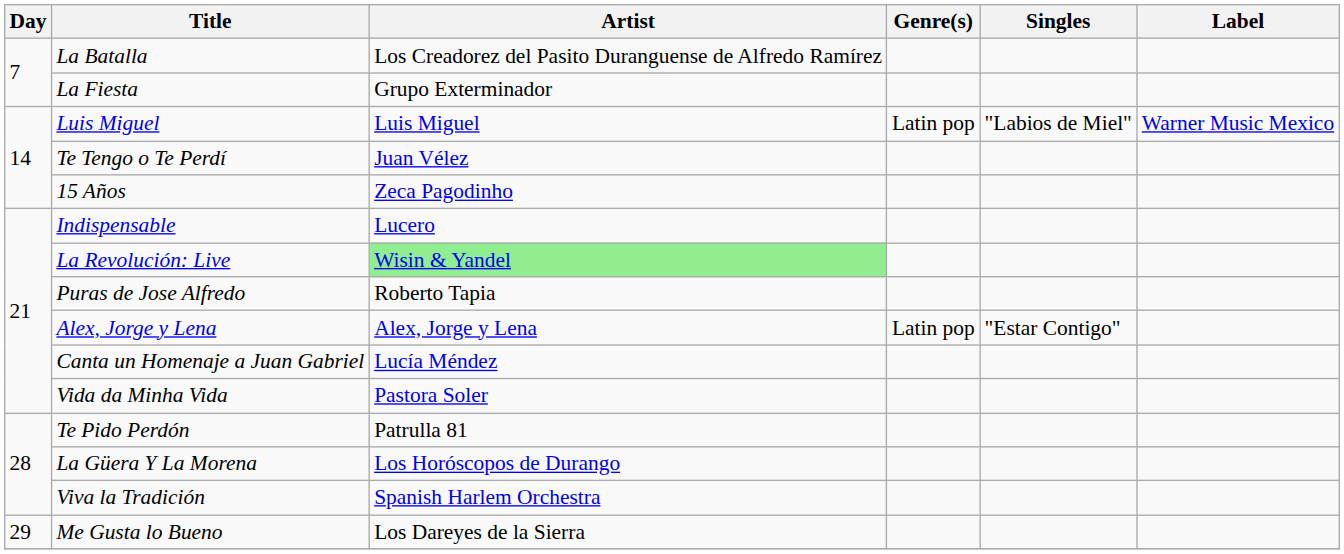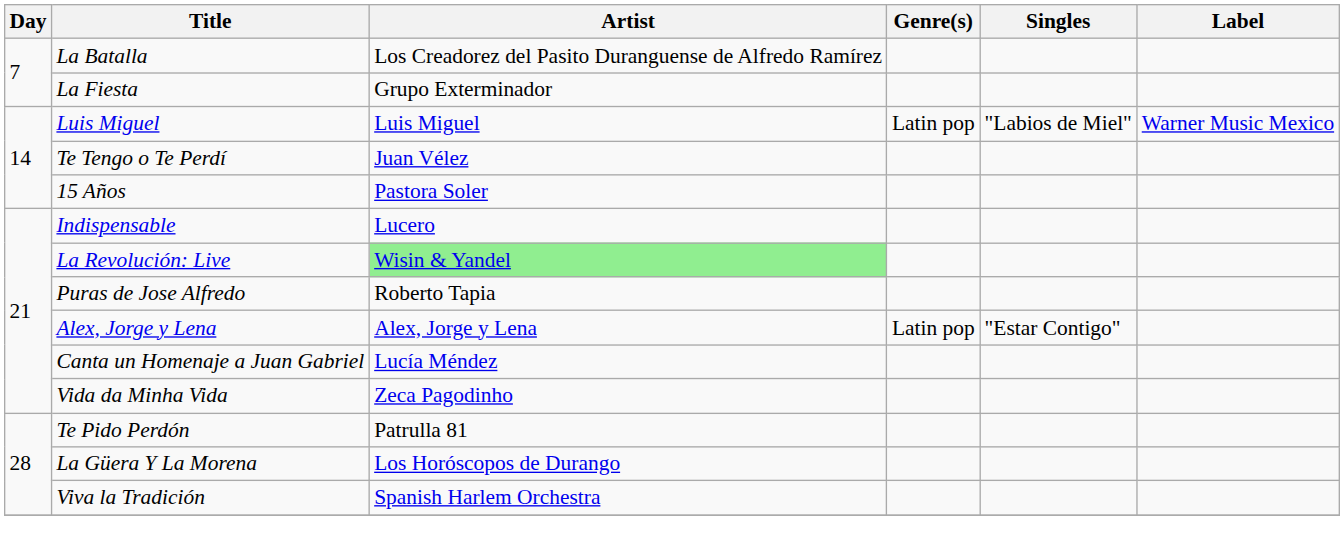(444, 191) Zeca Pagodinho -> (431, 191) Pastora Soler
(431, 395) Pastora Soler -> (444, 395) Zeca Pagodinho
- row: (139, 531)
